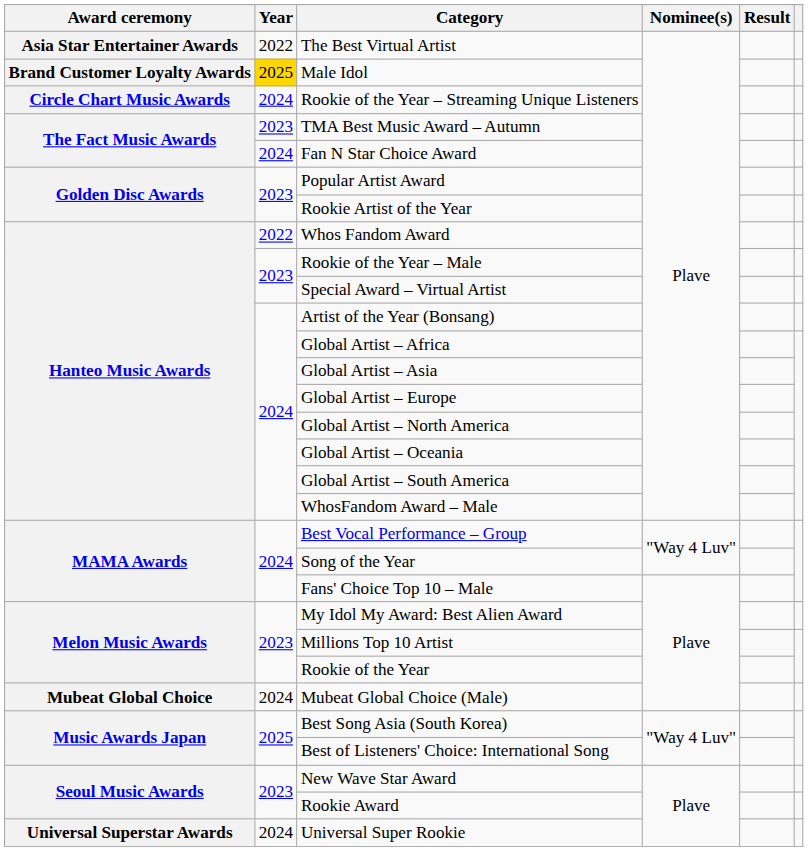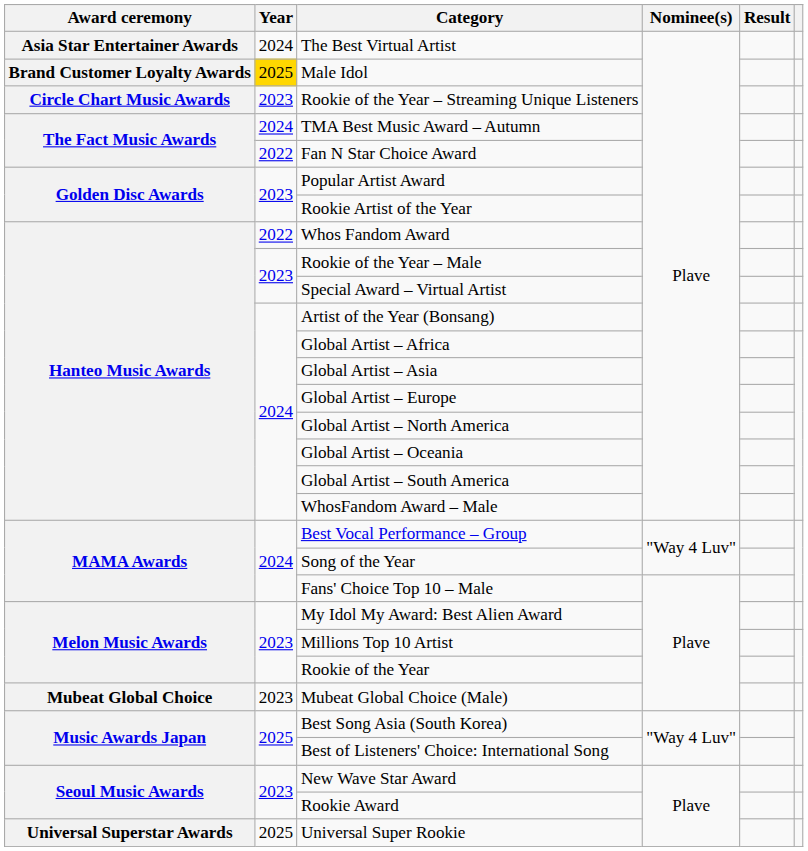(276, 45) 2022 -> (276, 45) 2024
(276, 99) 2024 -> (276, 99) 2023
(276, 126) 2023 -> (276, 126) 2024
(276, 153) 2024 -> (276, 153) 2022
(276, 696) 2024 -> (276, 696) 2023
(276, 832) 2024 -> (276, 832) 2025
